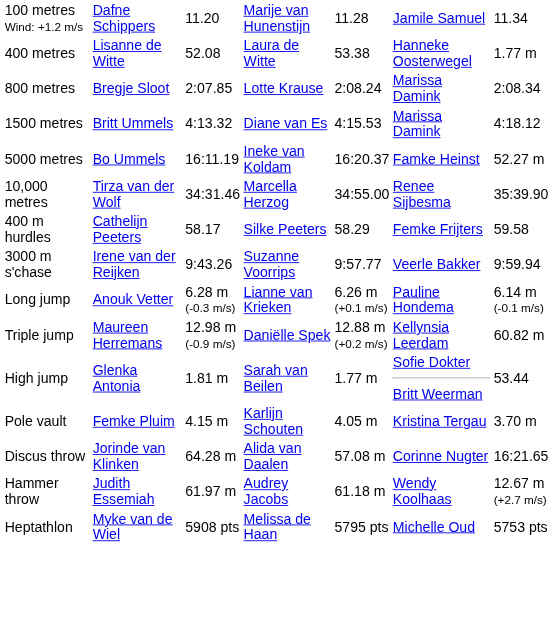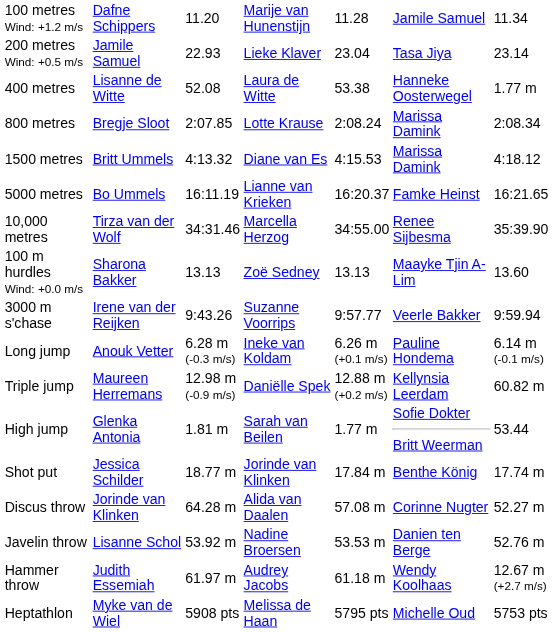+ row: (44, 53)
(274, 159) Ineke van Koldam -> (278, 194) Lianne van Krieken
(519, 159) 52.27 m -> (521, 194) 16:21.65
+ row: (44, 272)
- row: (28, 229)
(278, 300) Lianne van Krieken -> (274, 351) Ineke van Koldam
- row: (36, 421)
+ row: (31, 472)
(521, 456) 16:21.65 -> (519, 507) 52.27 m
+ row: (46, 543)
